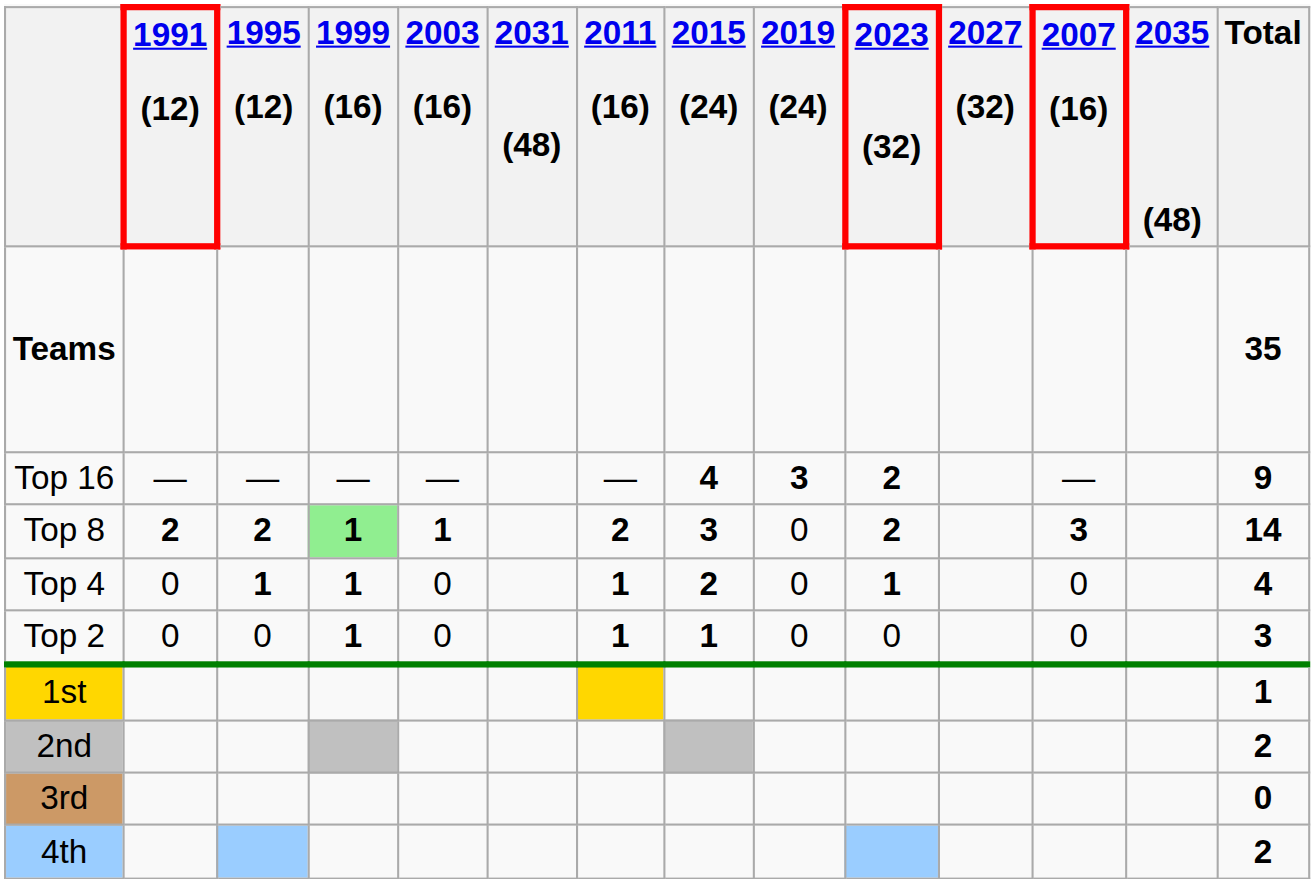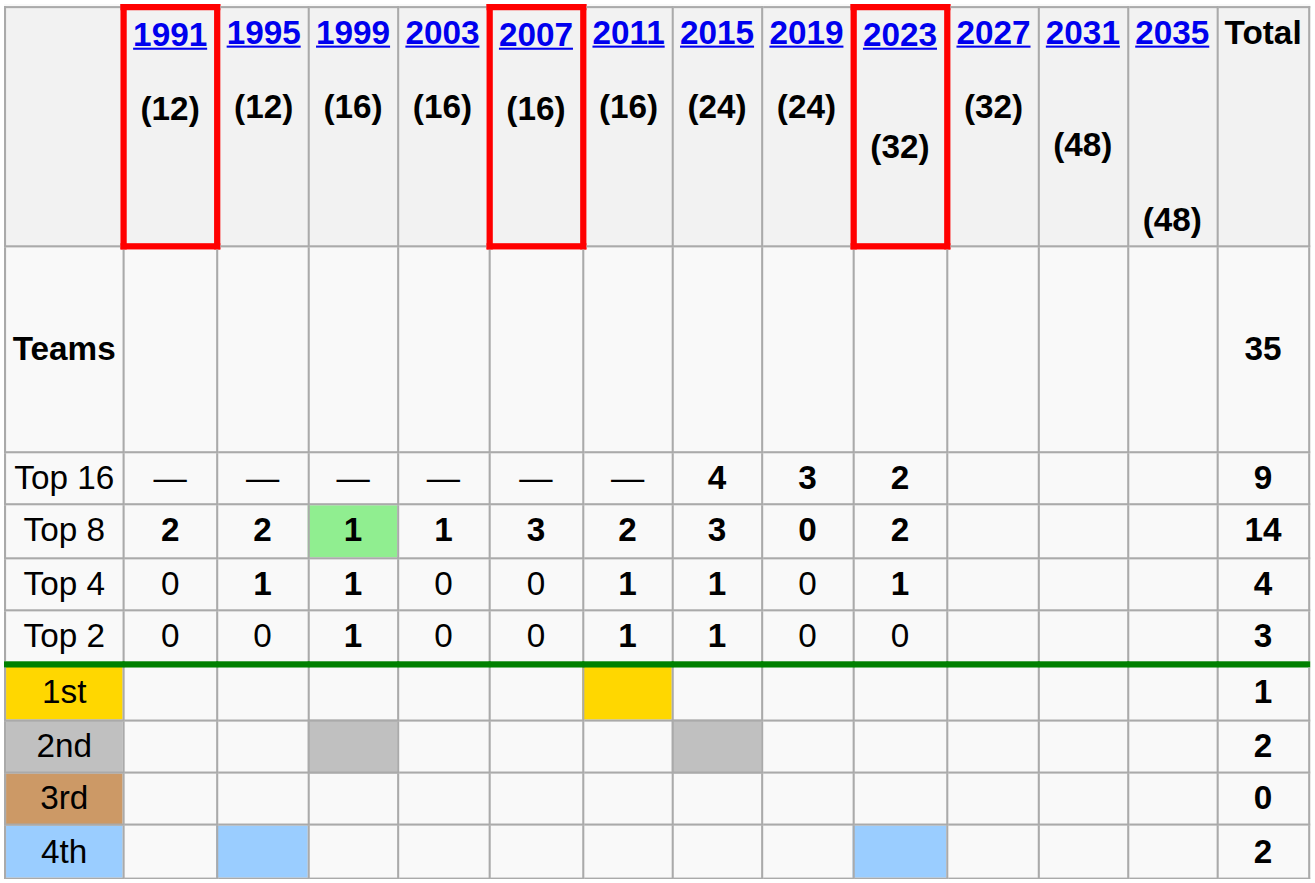columns swapped: (1079, 72) <-> (532, 89)
(799, 530) normal -> (807, 530) bold
(709, 583) 2 -> (717, 583) 1
